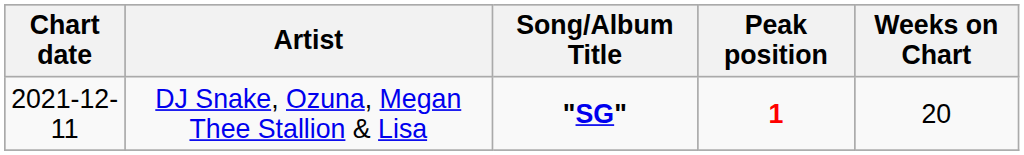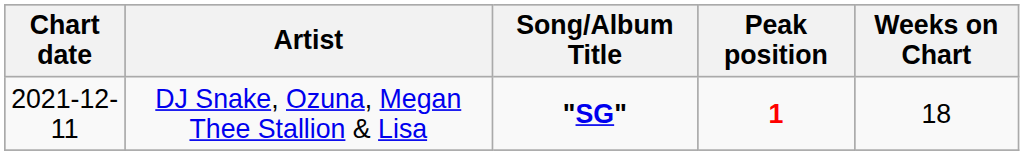(936, 113) 20 -> (936, 113) 18
